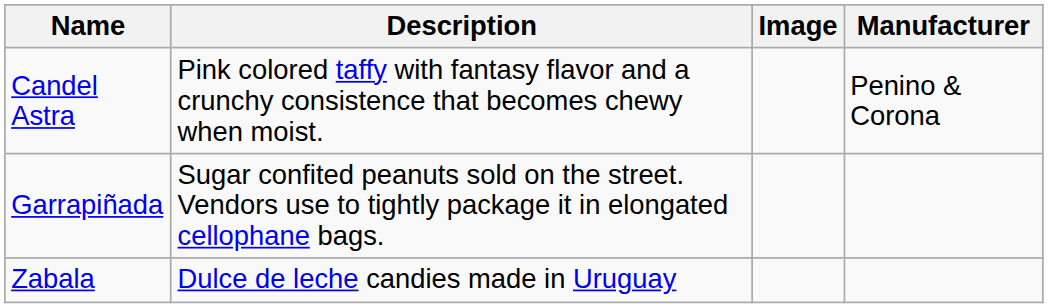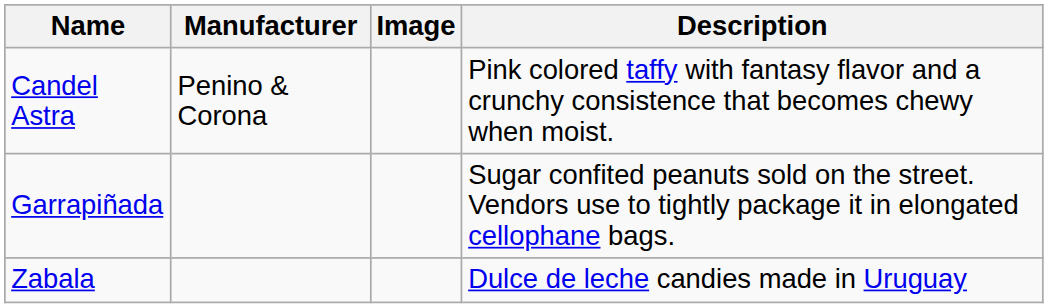columns swapped: (943, 26) <-> (462, 26)
